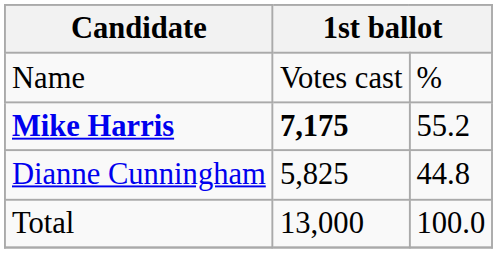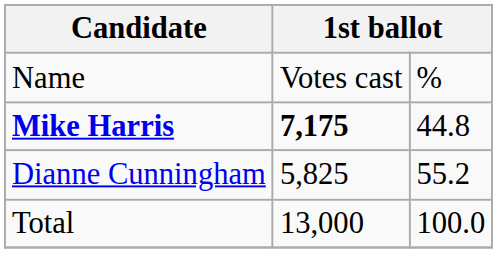(443, 125) 55.2 -> (443, 125) 44.8
(443, 174) 44.8 -> (443, 174) 55.2
